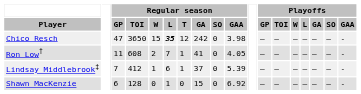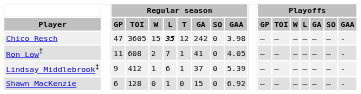(137, 38) 3650 -> (137, 38) 3605
(116, 69) 7 -> (116, 69) 9
